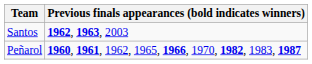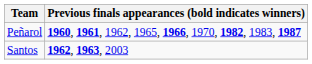rows swapped: (25, 50) <-> (22, 31)
